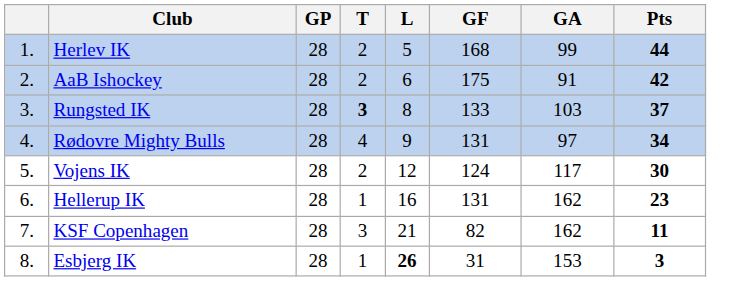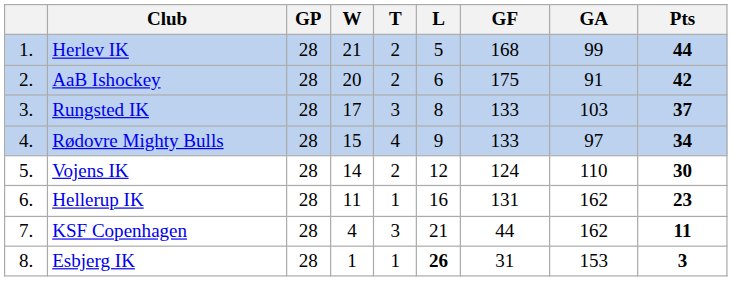+ column: (352, 19)
(363, 110) bold -> (395, 110) normal
(475, 140) 131 -> (505, 140) 133
(567, 170) 117 -> (594, 170) 110
(475, 230) 82 -> (505, 230) 44
